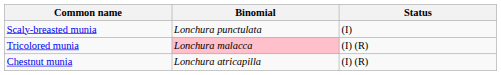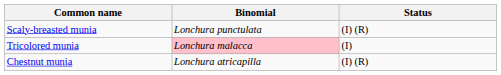(347, 29) (I) -> (355, 29) (I) (R)
(355, 45) (I) (R) -> (347, 45) (I)
